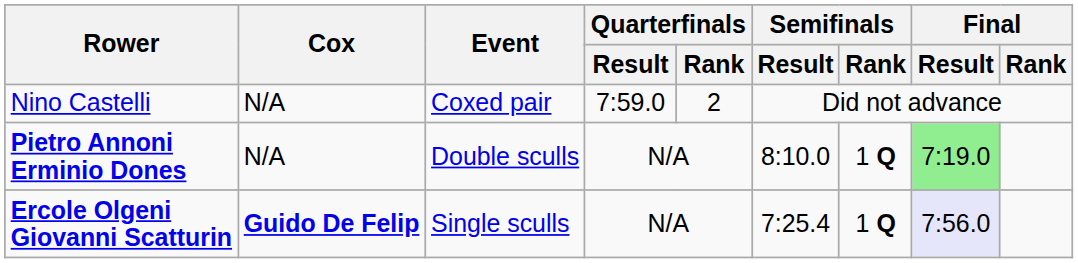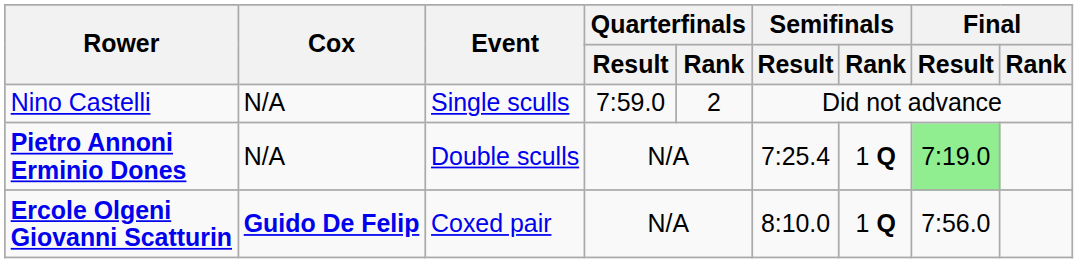(491, 104) Coxed pair -> (500, 104) Single sculls
(796, 157) 8:10.0 -> (796, 157) 7:25.4
(500, 224) Single sculls -> (491, 224) Coxed pair
(796, 224) 7:25.4 -> (796, 224) 8:10.0
(956, 224) lavender background -> (956, 224) no background
